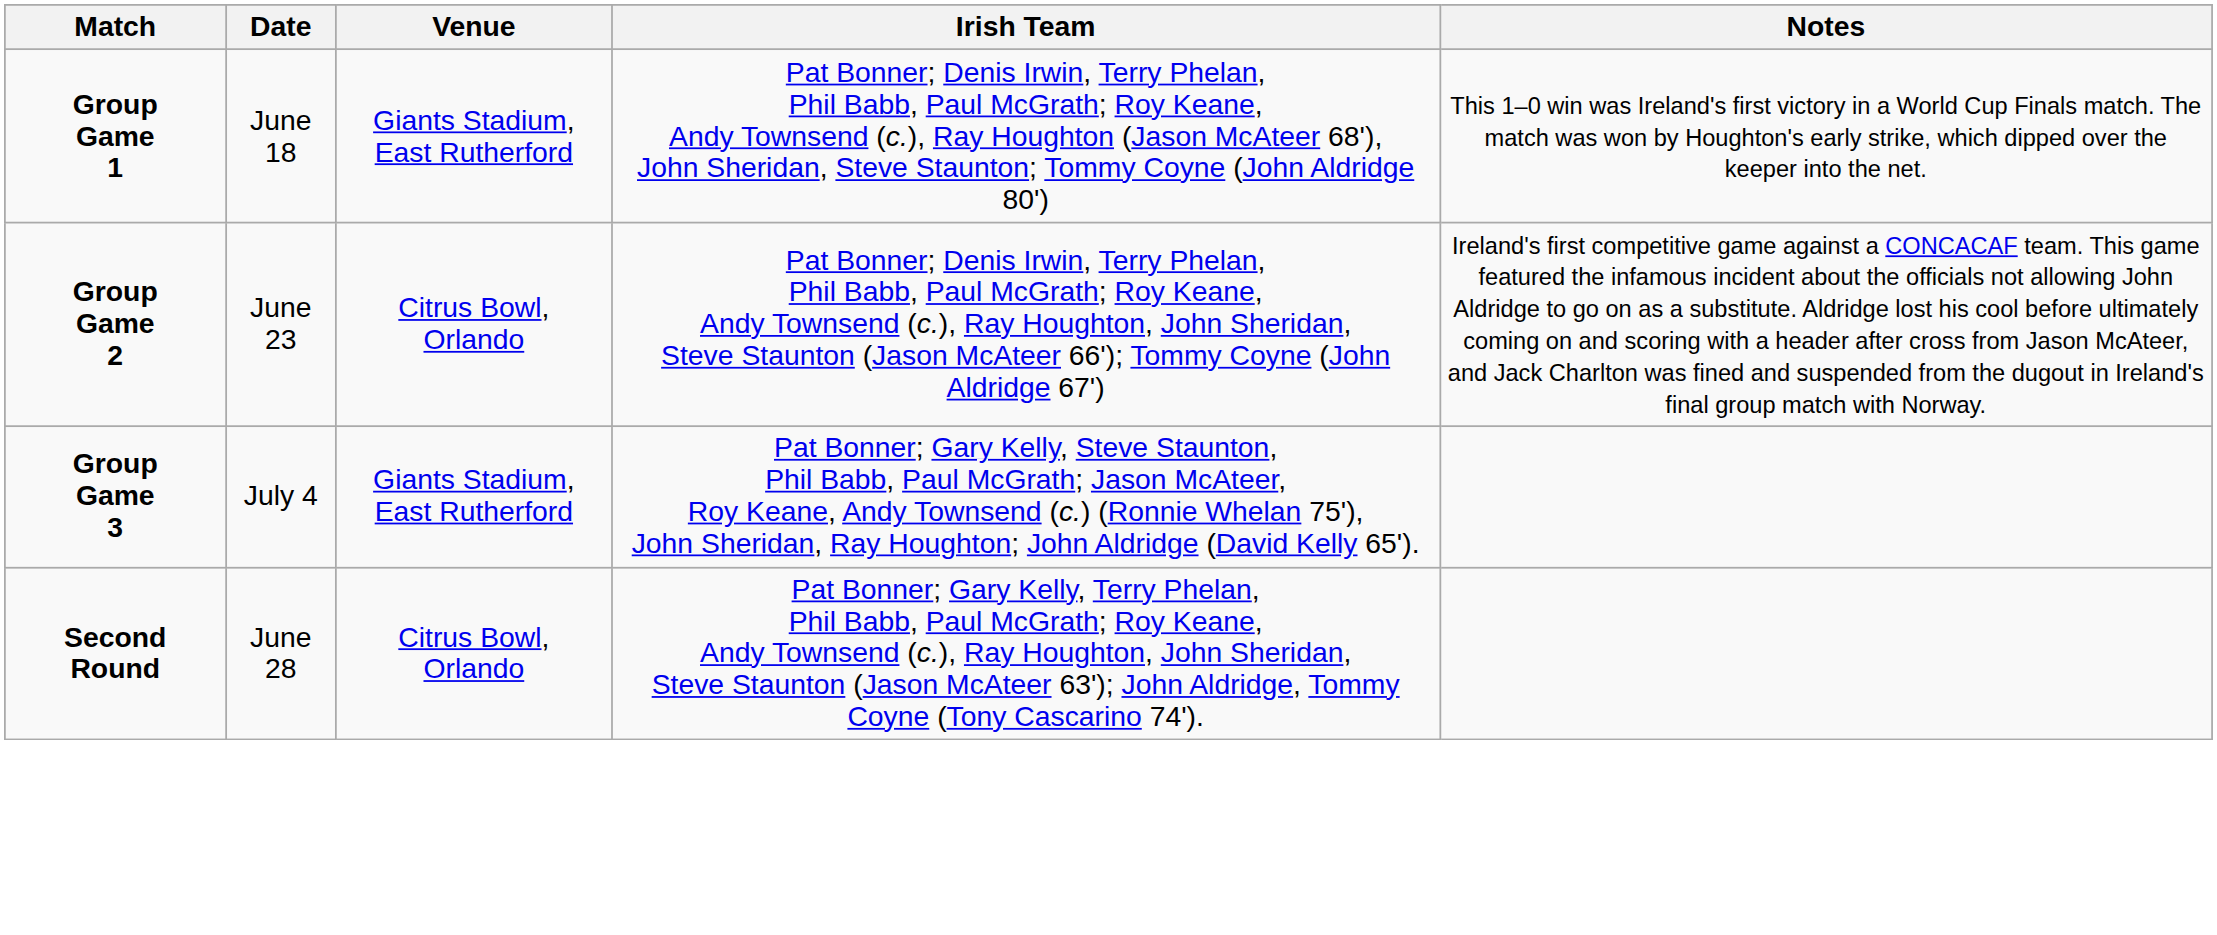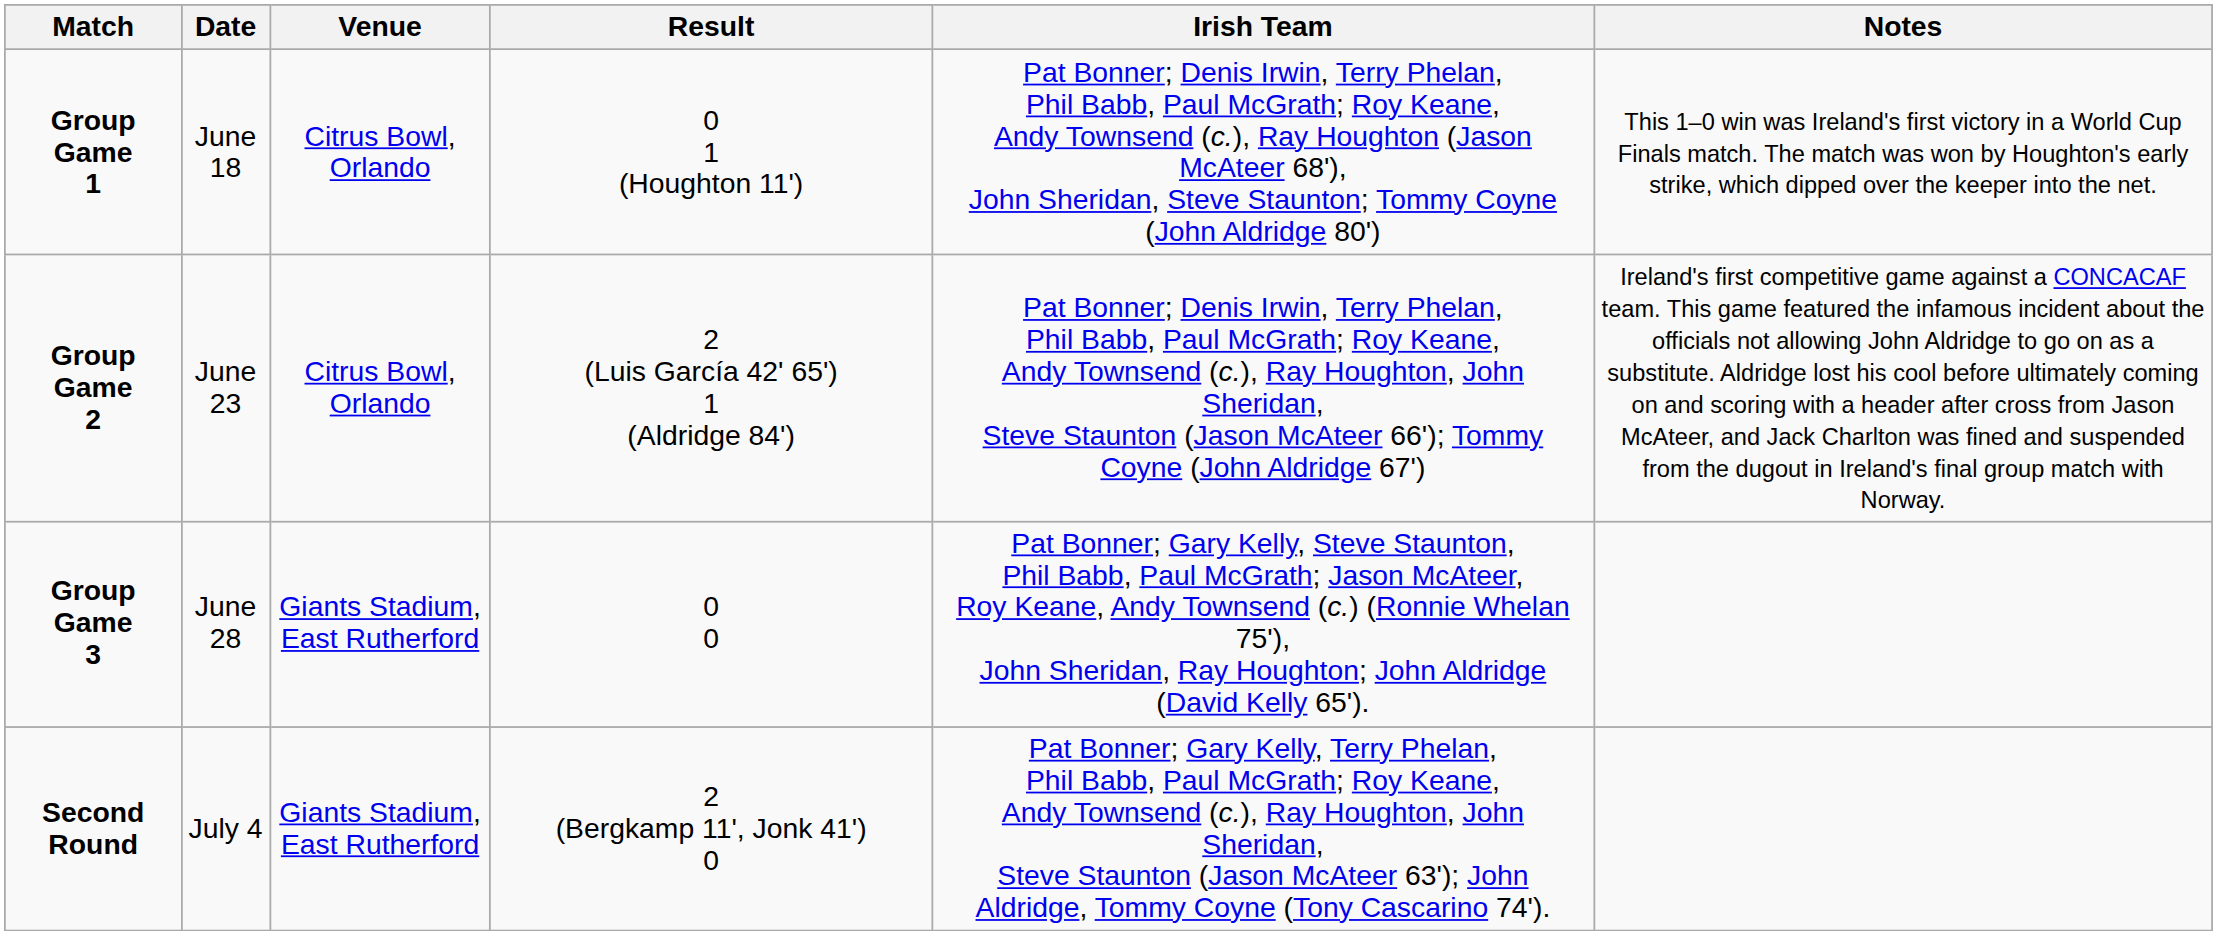+ column: (711, 26)
(474, 135) Giants Stadium, East Rutherford -> (380, 151) Citrus Bowl, Orlando
(281, 496) July 4 -> (226, 623) June 28
(281, 652) June 28 -> (226, 827) July 4
(474, 652) Citrus Bowl, Orlando -> (380, 827) Giants Stadium, East Rutherford
